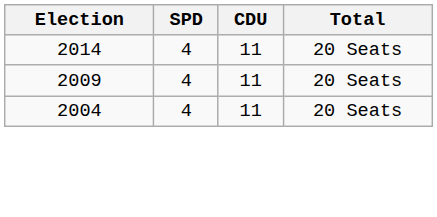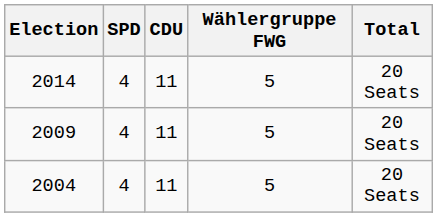+ column: (270, 31)
